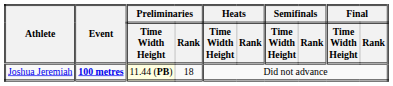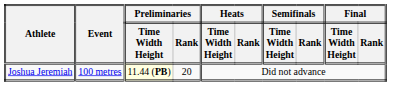(101, 72) bold -> (100, 72) normal
(189, 72) 18 -> (187, 72) 20
